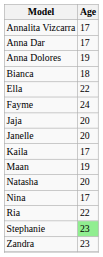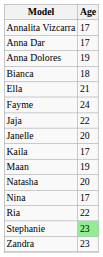(85, 89) 22 -> (85, 89) 21
(85, 120) 20 -> (85, 120) 22
